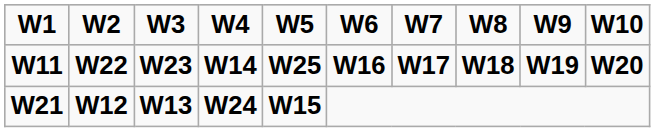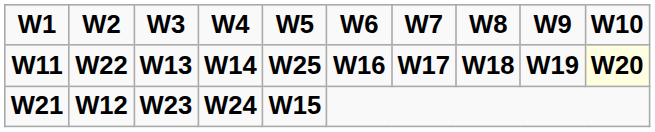(166, 65) W23 -> (166, 65) W13
(617, 65) no background -> (617, 65) lightyellow background
(166, 106) W13 -> (166, 106) W23
